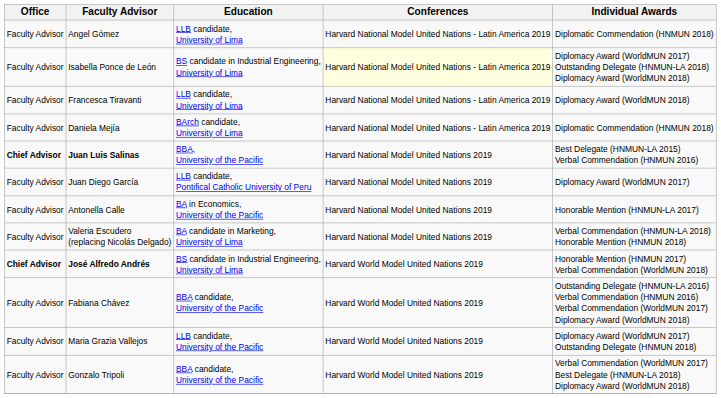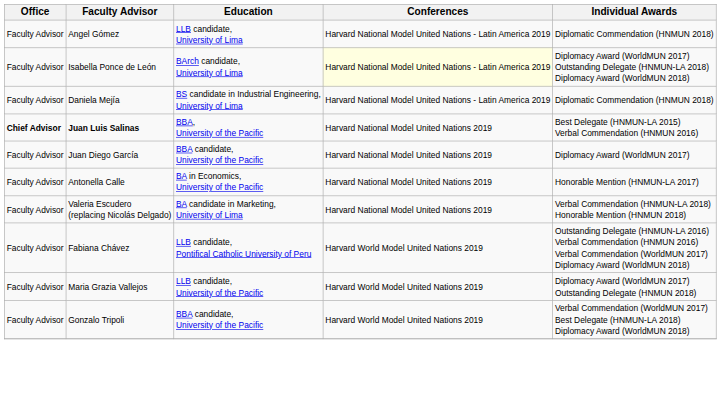(248, 67) BS candidate in Industrial Engineering, University of Lima -> (209, 67) BArch candidate, University of Lima
- row: (105, 100)
(209, 128) BArch candidate, University of Lima -> (248, 100) BS candidate in Industrial Engineering, University of Lima
(244, 182) LLB candidate, Pontifical Catholic University of Peru -> (220, 155) BBA candidate, University of the Pacific
- row: (109, 264)
(220, 303) BBA candidate, University of the Pacific -> (244, 248) LLB candidate, Pontifical Catholic University of Peru
